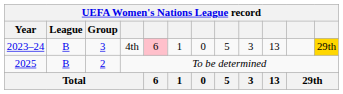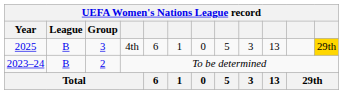(26, 47) 2023–24 -> (26, 47) 2025
(156, 47) pink background -> (156, 47) no background
(26, 64) 2025 -> (26, 64) 2023–24
